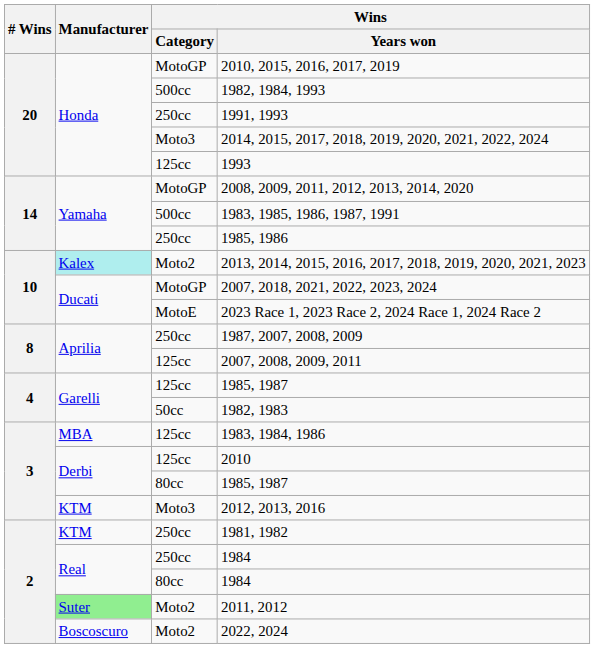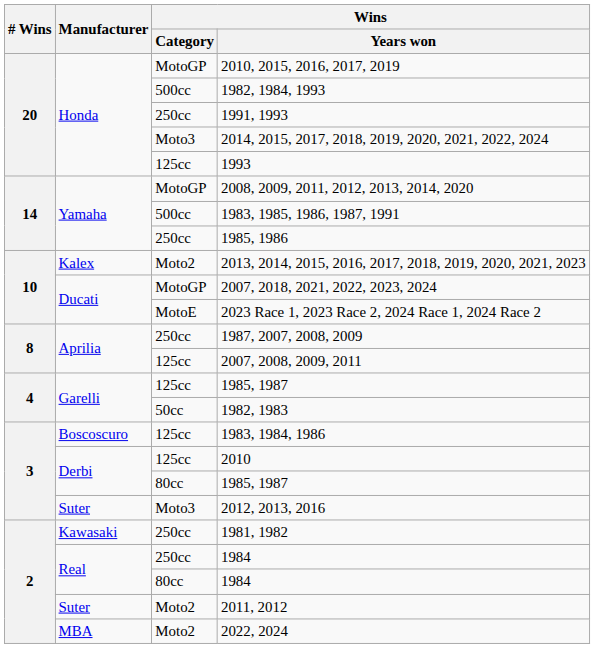(76, 262) paleturquoise background -> (76, 262) no background
(76, 434) MBA -> (93, 434) Boscoscuro
(75, 508) KTM -> (74, 508) Suter
(75, 532) KTM -> (88, 532) Kawasaki
(74, 606) lightgreen background -> (74, 606) no background
(93, 630) Boscoscuro -> (76, 630) MBA
